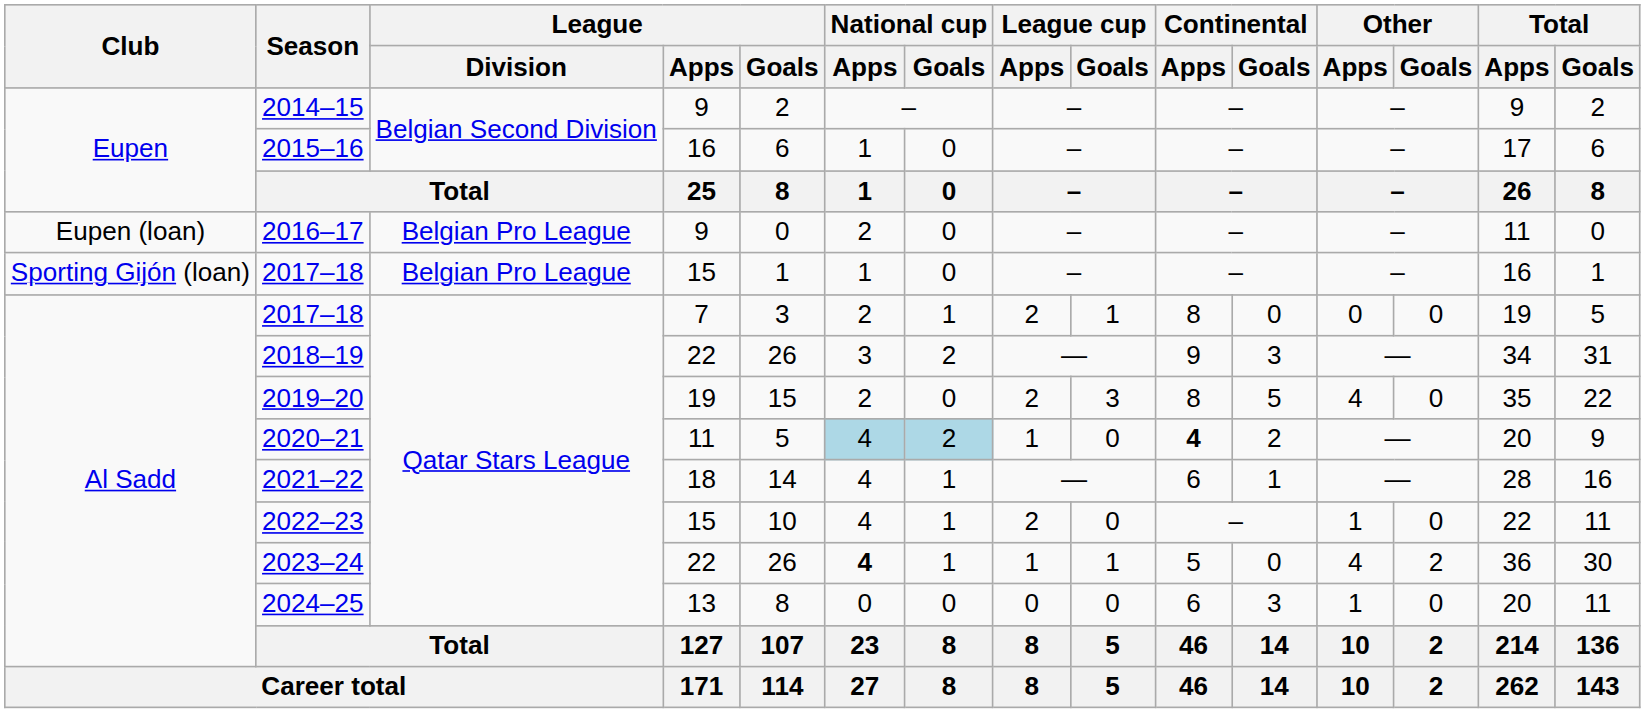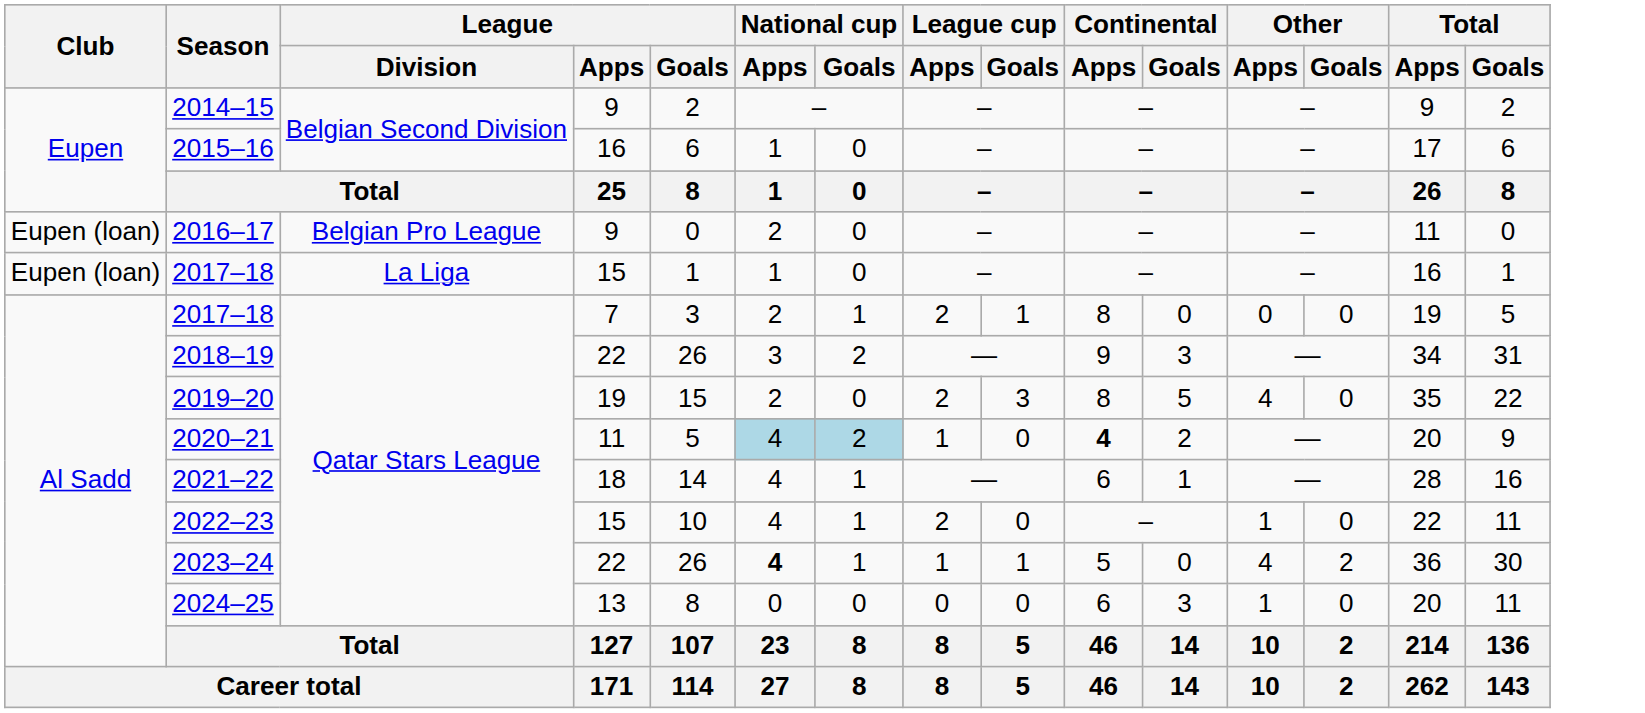(130, 273) Sporting Gijón (loan) -> (86, 273) Eupen (loan)
(516, 273) Belgian Pro League -> (426, 273) La Liga
